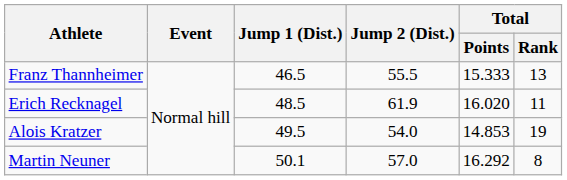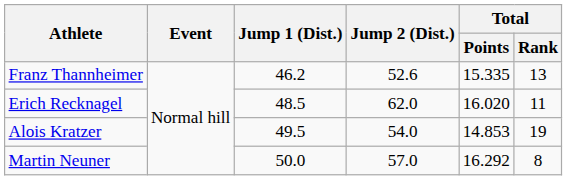(290, 75) 46.5 -> (290, 75) 46.2
(403, 75) 55.5 -> (403, 75) 52.6
(486, 75) 15.333 -> (486, 75) 15.335
(403, 103) 61.9 -> (403, 103) 62.0
(290, 160) 50.1 -> (290, 160) 50.0
